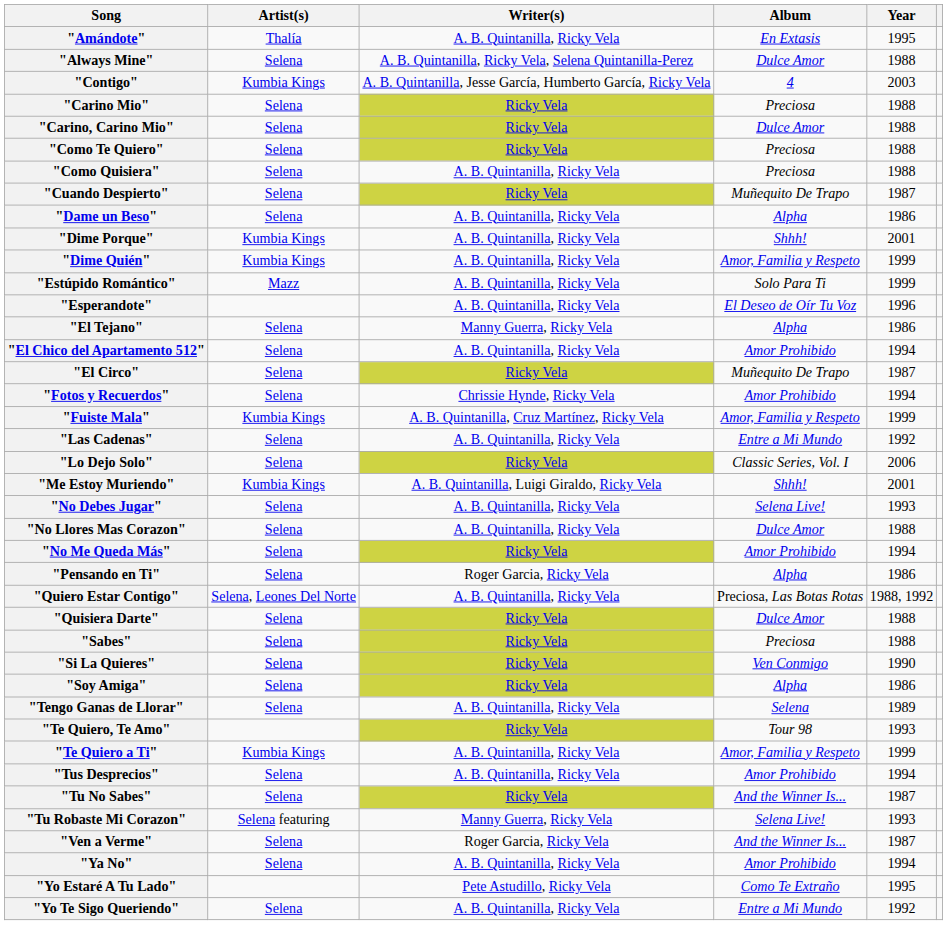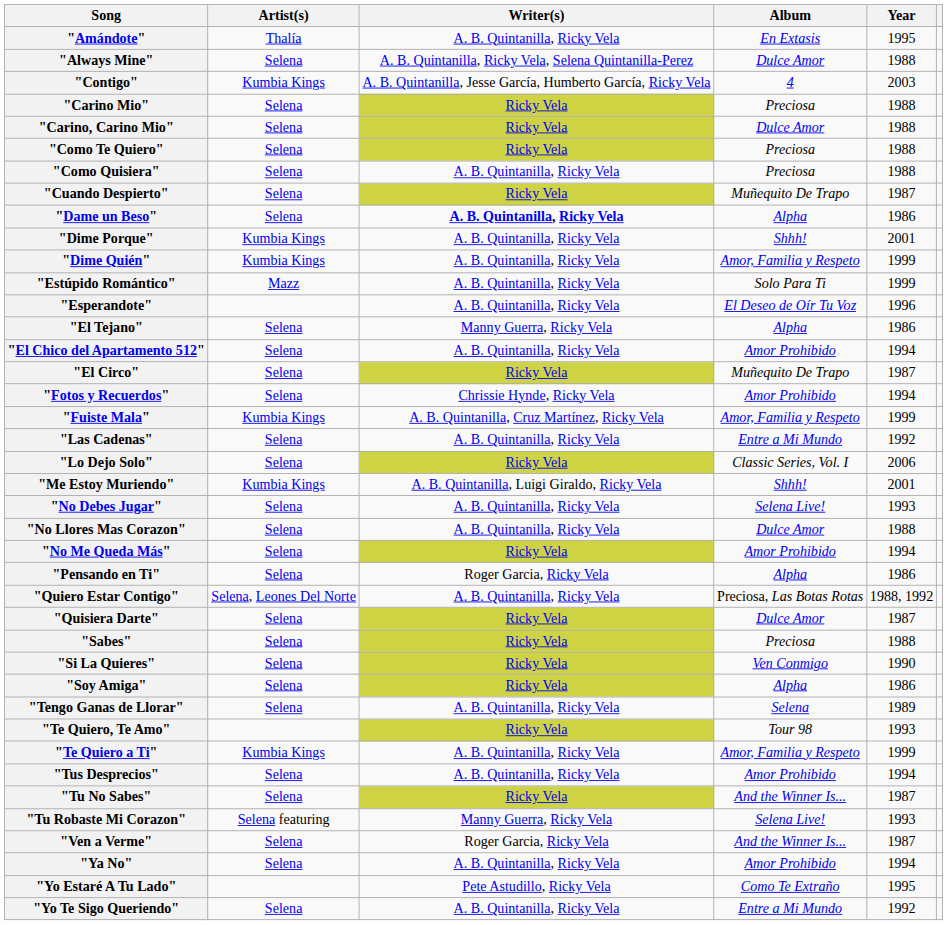(537, 216) normal -> (537, 216) bold
(902, 618) 1988 -> (902, 618) 1987
